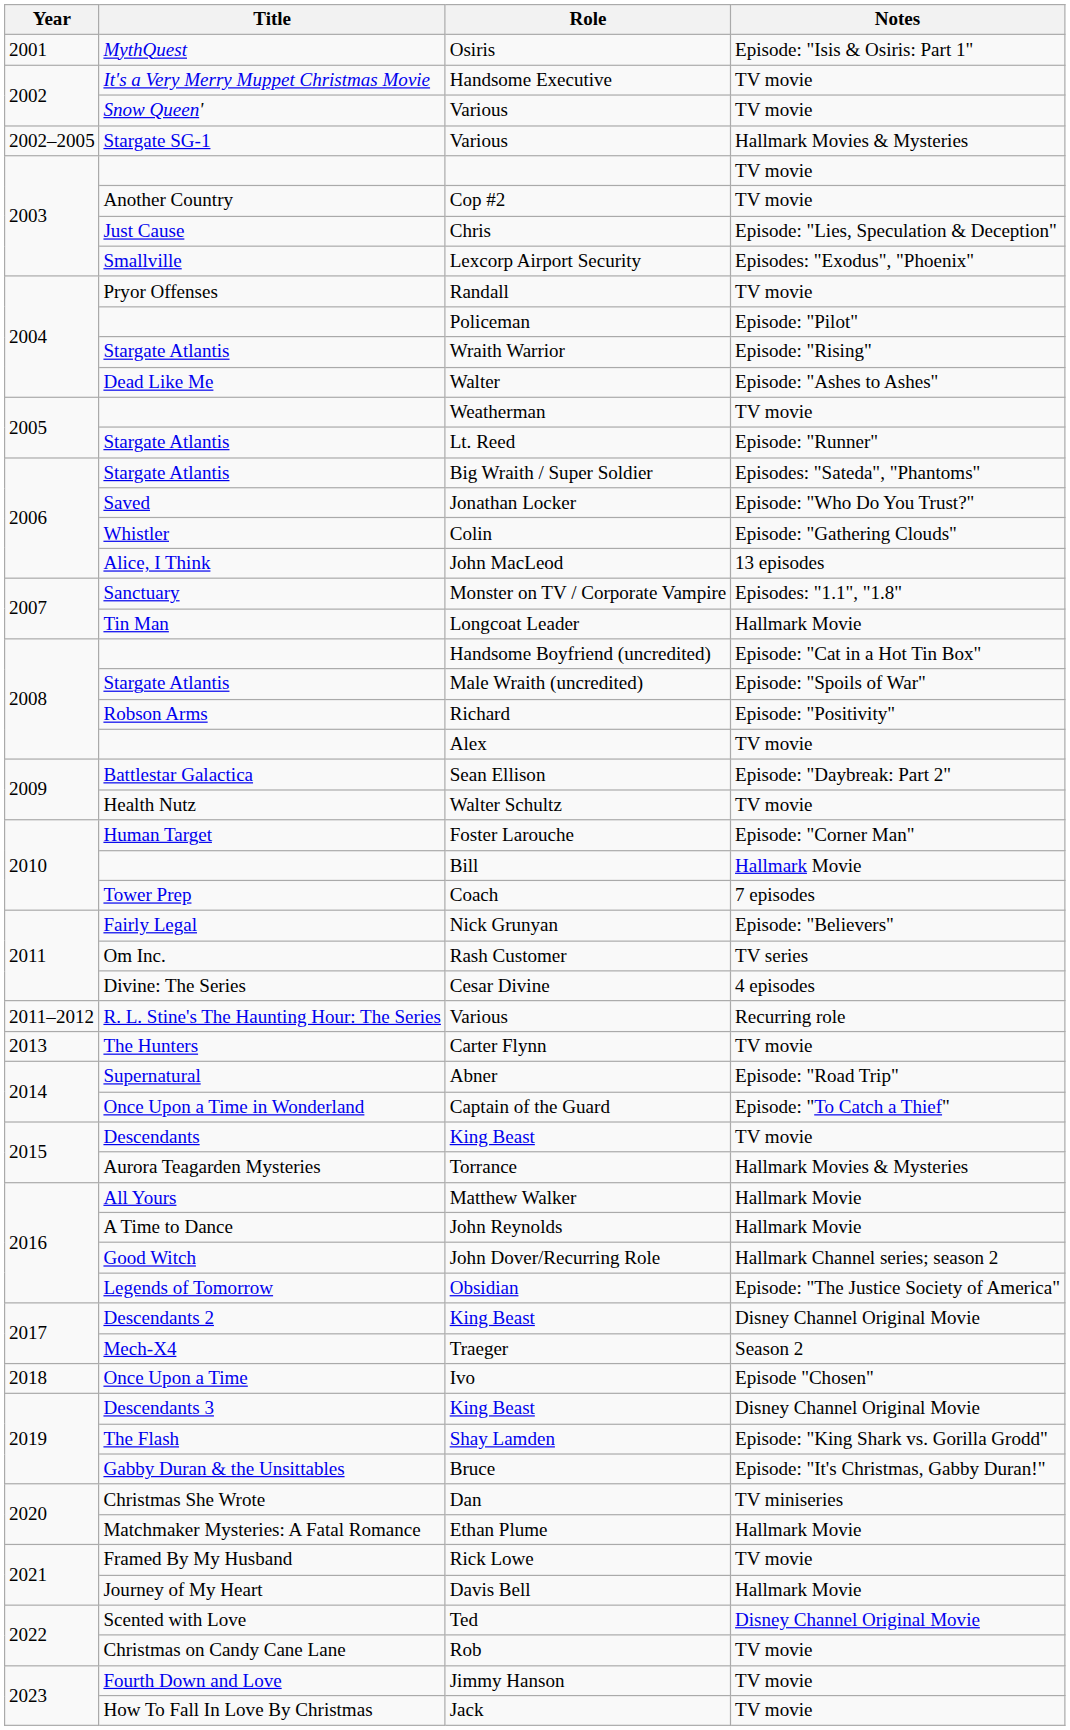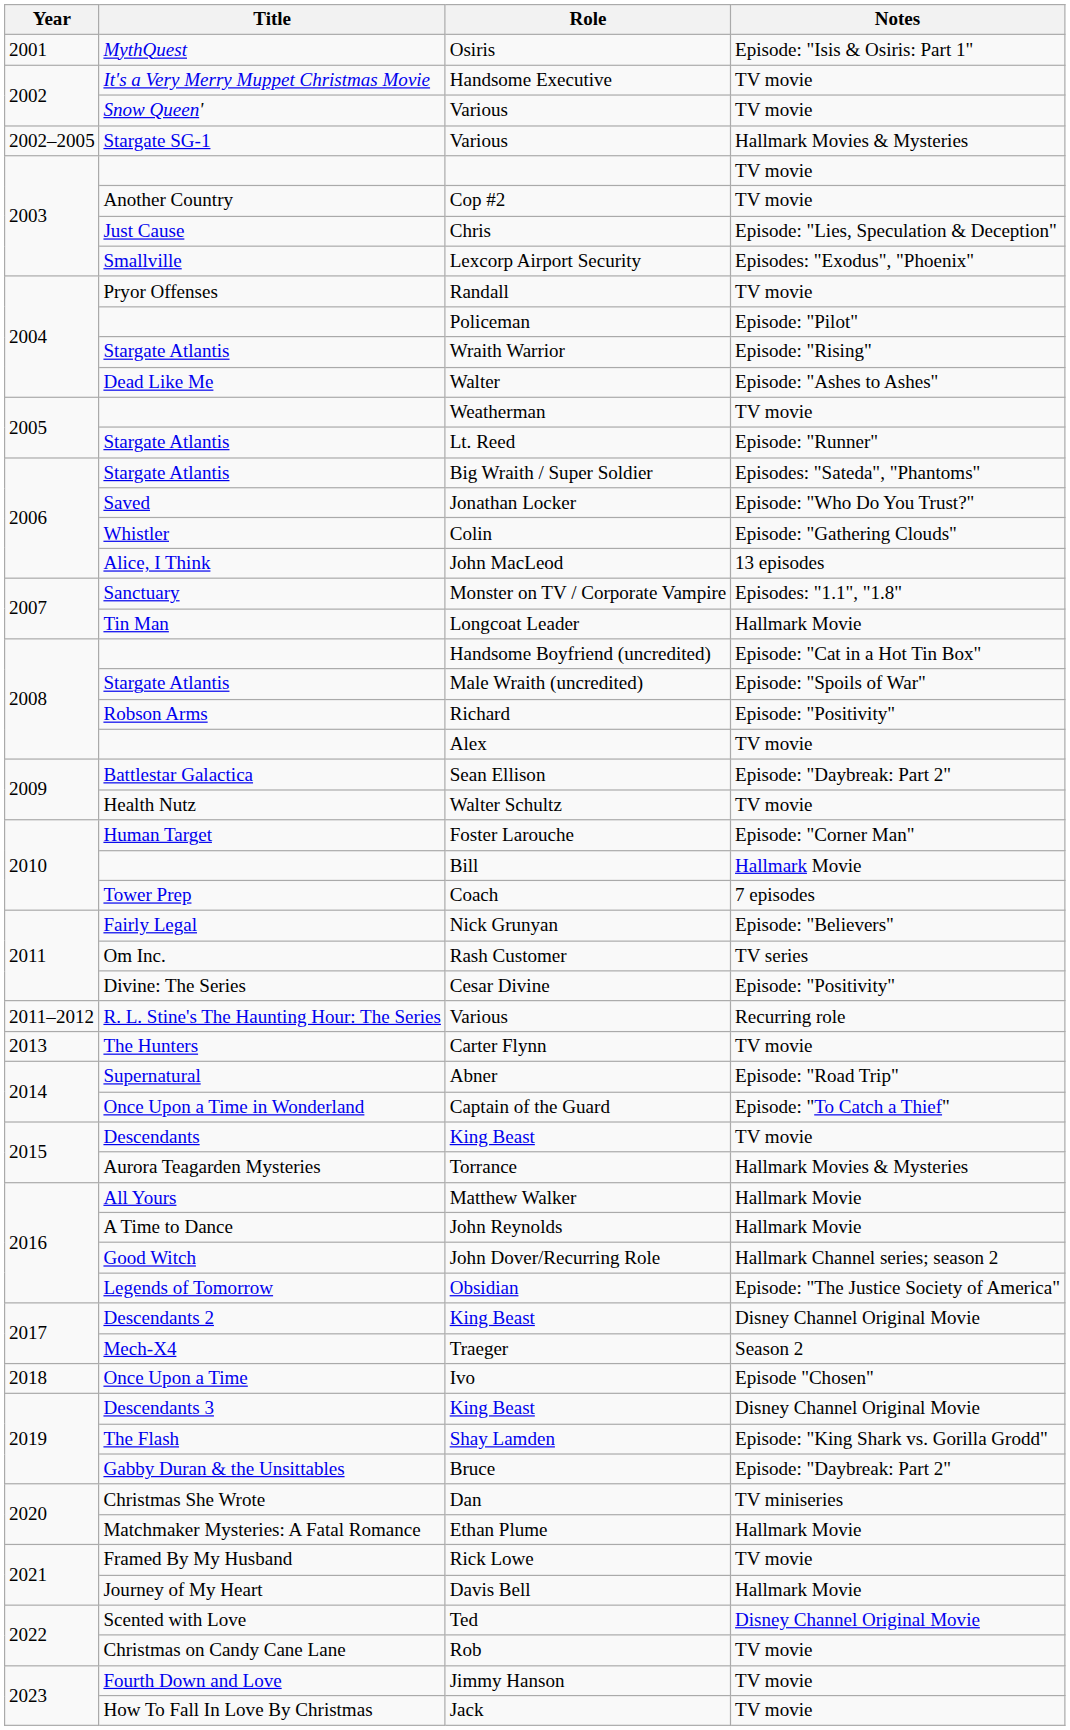(775, 985) 4 episodes -> (815, 985) Episode: "Positivity"
(890, 1469) Episode: "It's Christmas, Gabby Duran!" -> (843, 1469) Episode: "Daybreak: Part 2"
